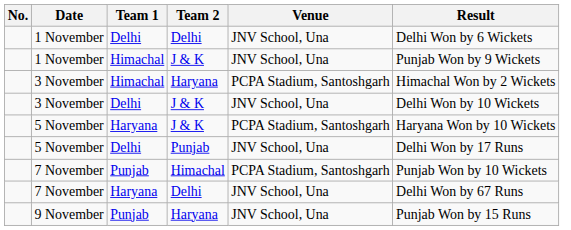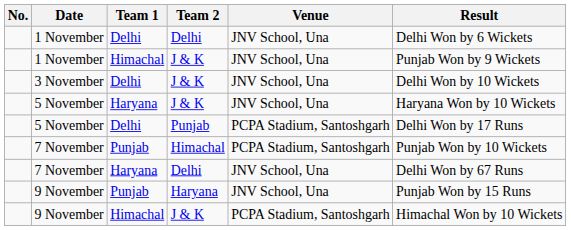- row: (69, 81)
(310, 125) PCPA Stadium, Santoshgarh -> (280, 103) JNV School, Una
(280, 147) JNV School, Una -> (310, 125) PCPA Stadium, Santoshgarh
+ row: (69, 214)
